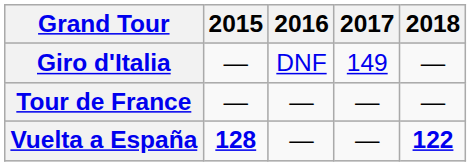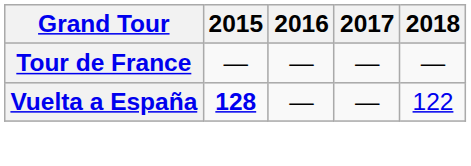- row: (104, 62)
(433, 140) bold -> (433, 101) normal
